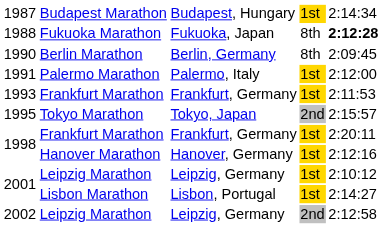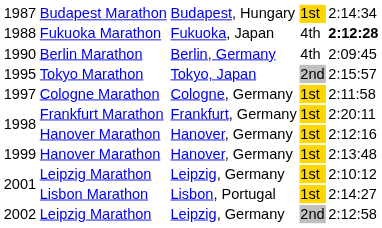(310, 33) 8th -> (310, 33) 4th
(310, 54) 8th -> (310, 54) 4th
- row: (20, 74)
- row: (20, 94)
+ row: (20, 94)
+ row: (20, 154)
